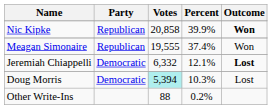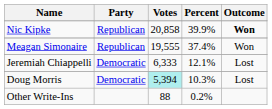(165, 63) 6,332 -> (165, 63) 6,333
(244, 63) bold -> (244, 63) normal
